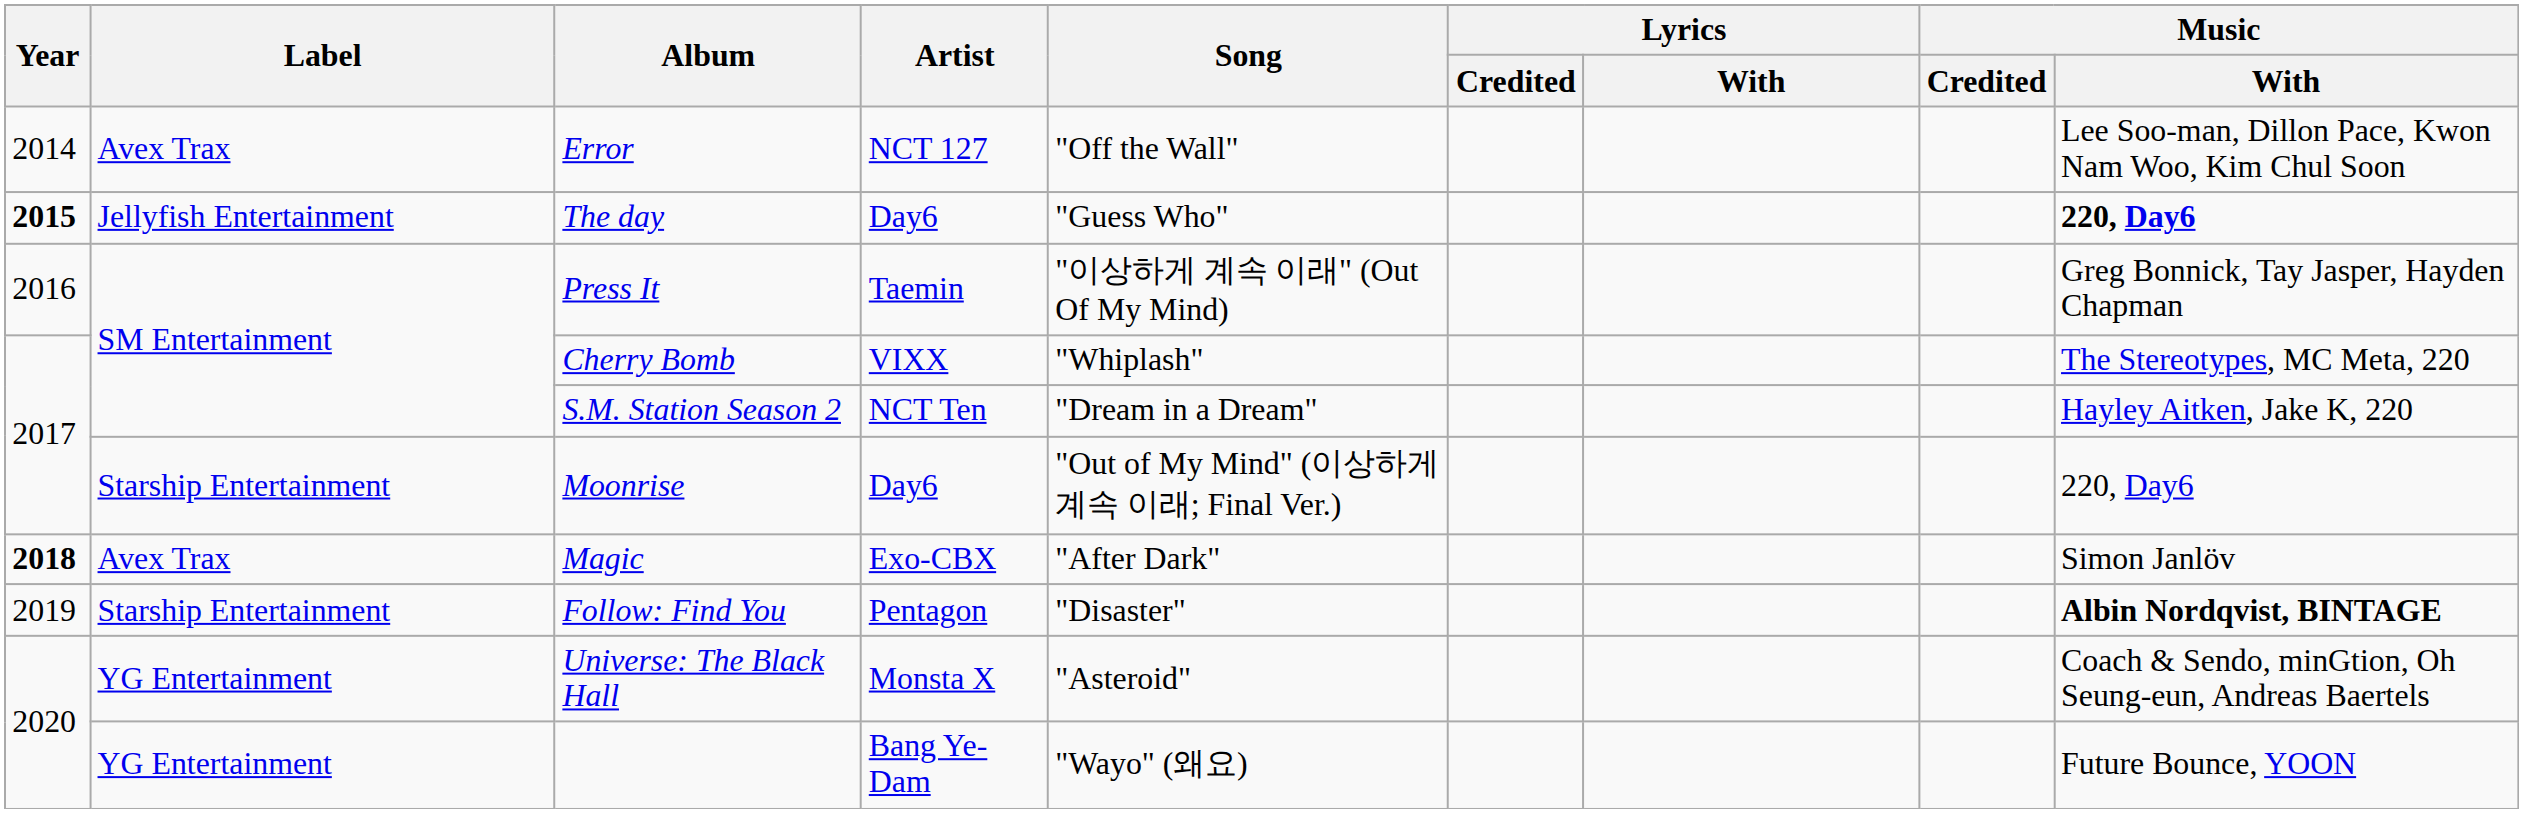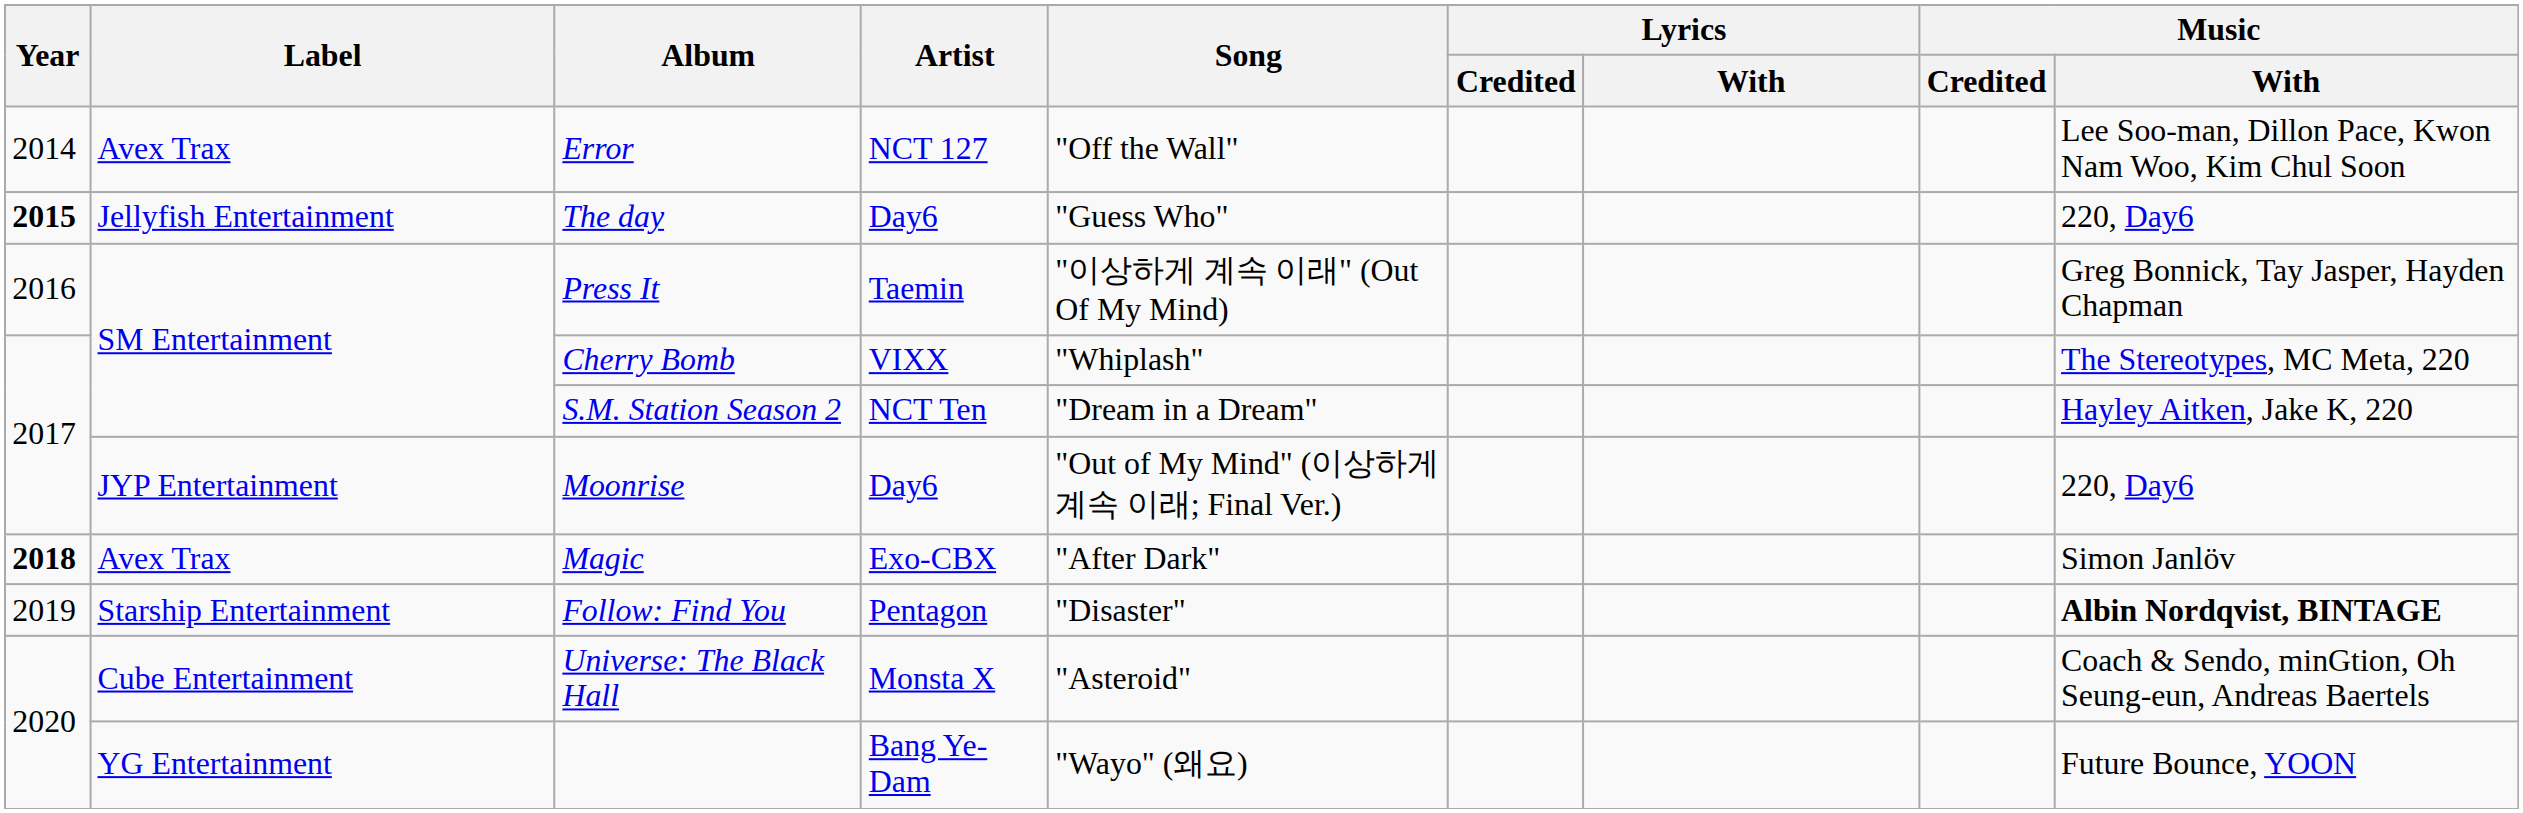(2128, 217) bold -> (2127, 217) normal
(244, 484) Starship Entertainment -> (218, 484) JYP Entertainment
(215, 677) YG Entertainment -> (225, 677) Cube Entertainment
